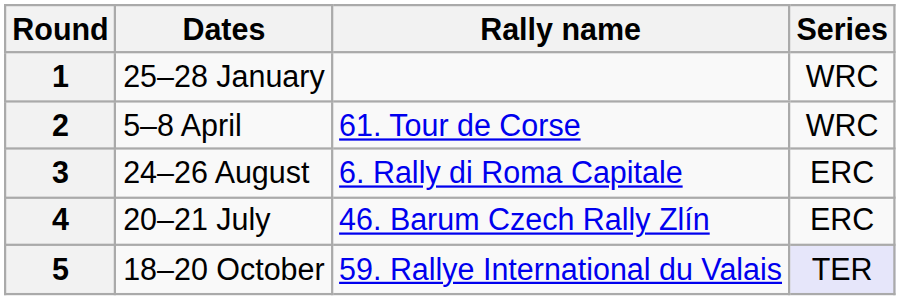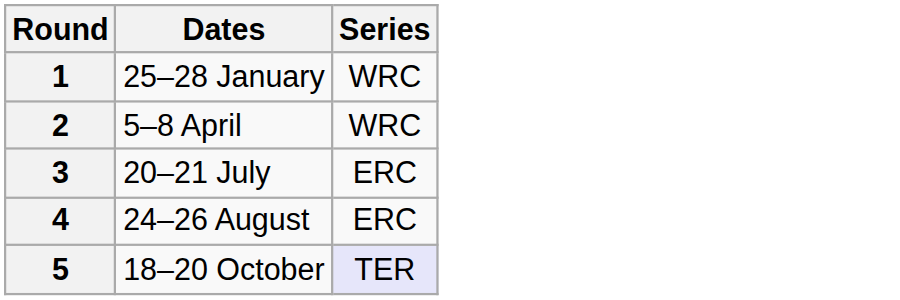- column: (561, 29)
(216, 173) 24–26 August -> (197, 173) 20–21 July
(197, 221) 20–21 July -> (216, 221) 24–26 August
